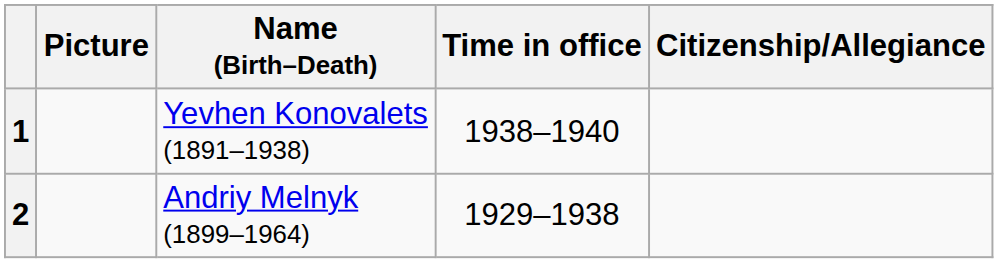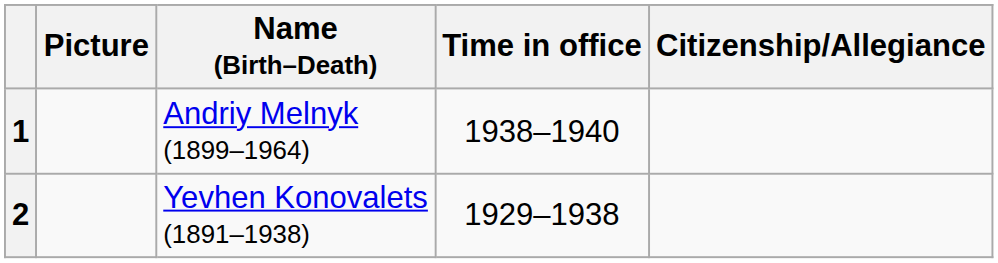(296, 130) Yevhen Konovalets (1891–1938) -> (261, 130) Andriy Melnyk (1899–1964)
(261, 214) Andriy Melnyk (1899–1964) -> (296, 214) Yevhen Konovalets (1891–1938)
